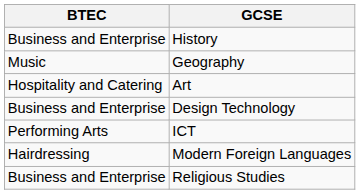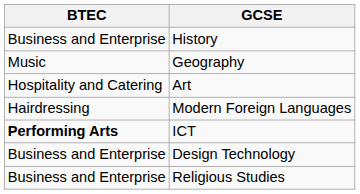rows swapped: (262, 154) <-> (234, 108)
(58, 131) normal -> (63, 131) bold
